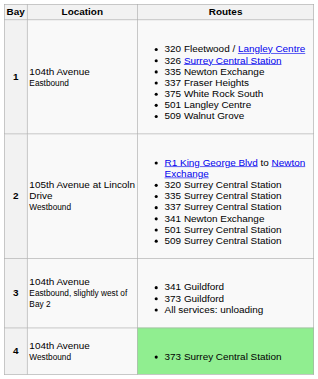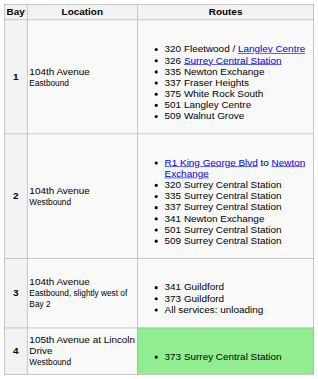(82, 196) 105th Avenue at Lincoln Drive Westbound -> (60, 196) 104th Avenue Westbound
(60, 351) 104th Avenue Westbound -> (82, 351) 105th Avenue at Lincoln Drive Westbound
